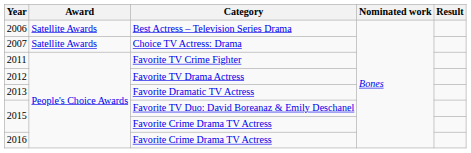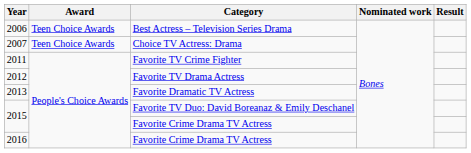(64, 28) Satellite Awards -> (73, 28) Teen Choice Awards
(64, 44) Satellite Awards -> (73, 44) Teen Choice Awards
